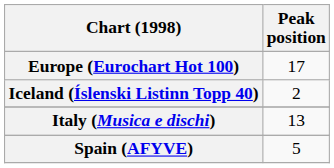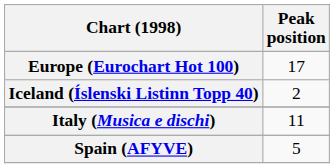(296, 120) 13 -> (296, 120) 11
